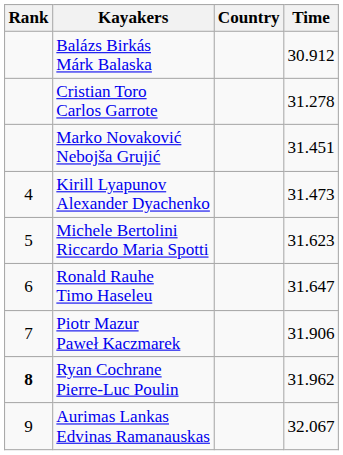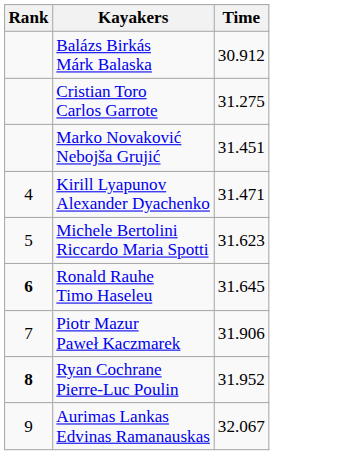- column: (249, 18)
(311, 101) 31.278 -> (241, 101) 31.275
(311, 194) 31.473 -> (241, 194) 31.471
(28, 286) normal -> (28, 286) bold
(311, 286) 31.647 -> (241, 286) 31.645
(311, 379) 31.962 -> (241, 379) 31.952
